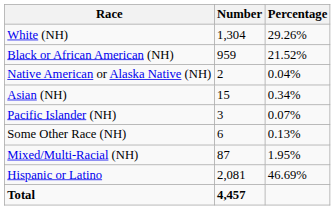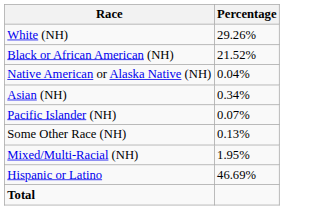- column: (240, 14)
